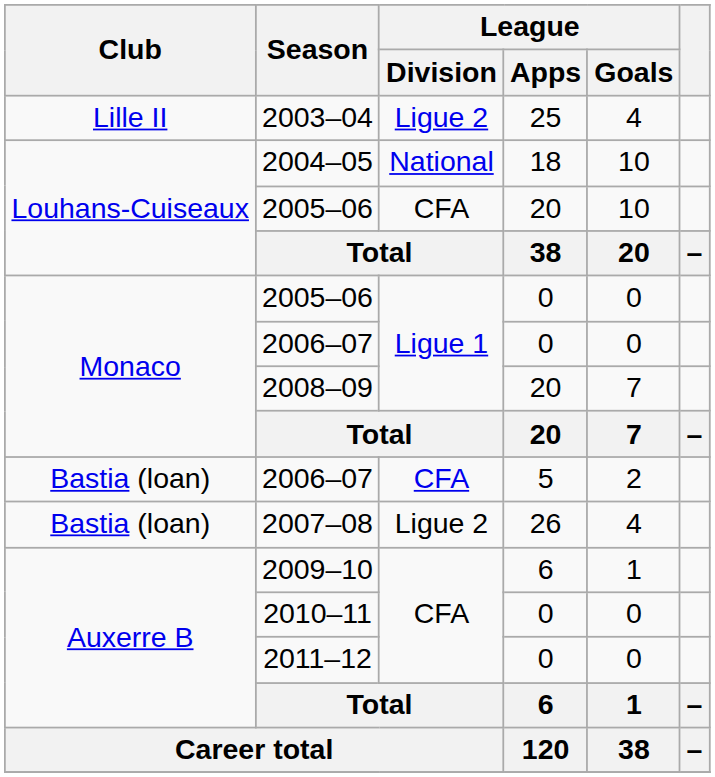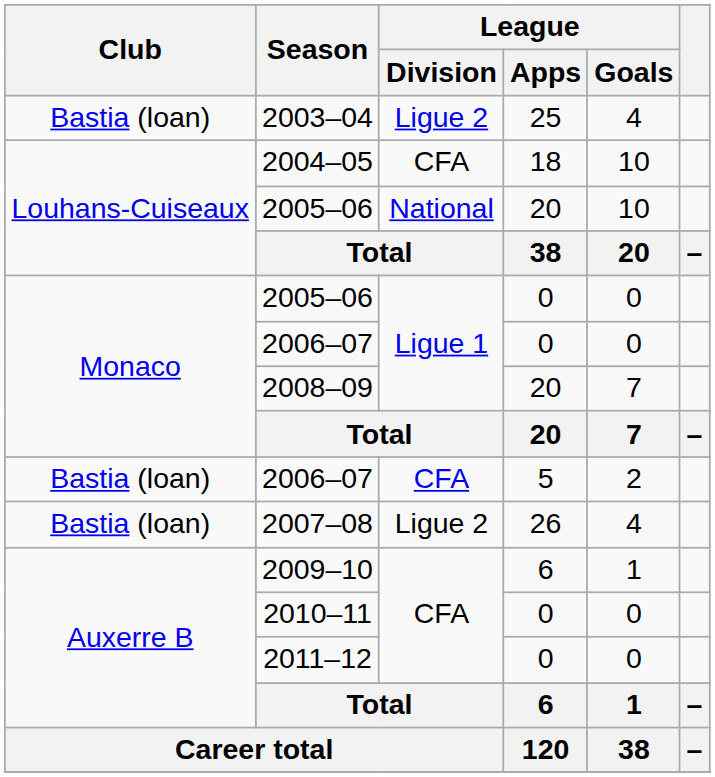(130, 117) Lille II -> (130, 117) Bastia (loan)
(441, 162) National -> (441, 162) CFA
(441, 207) CFA -> (441, 207) National
